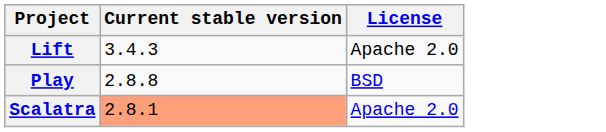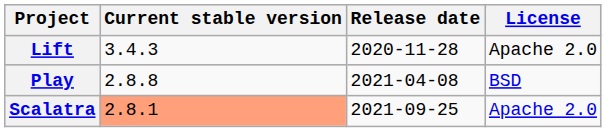+ column: (415, 20)
